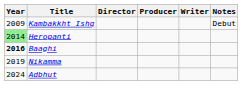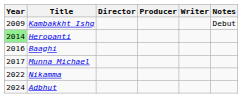(16, 49) bold -> (16, 49) normal
+ row: (59, 62)
(16, 62) 2019 -> (16, 74) 2022
